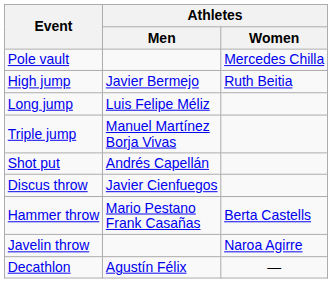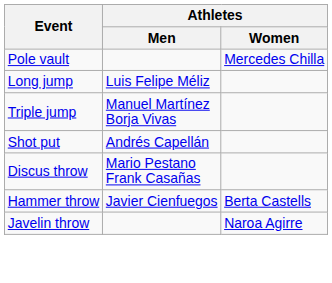- row: (39, 82)
(162, 186) Javier Cienfuegos -> (153, 172) Mario Pestano Frank Casañas
(153, 216) Mario Pestano Frank Casañas -> (162, 201) Javier Cienfuegos
- row: (39, 268)
